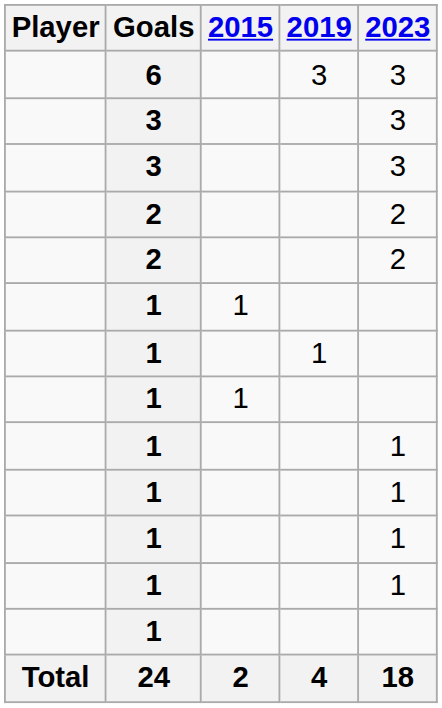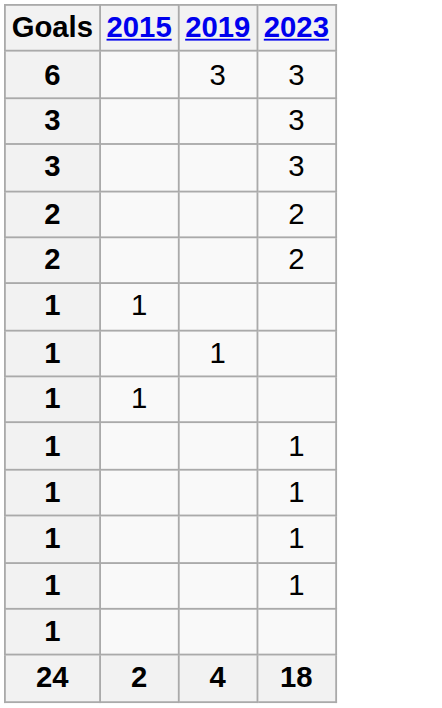- column: (56, 27)
